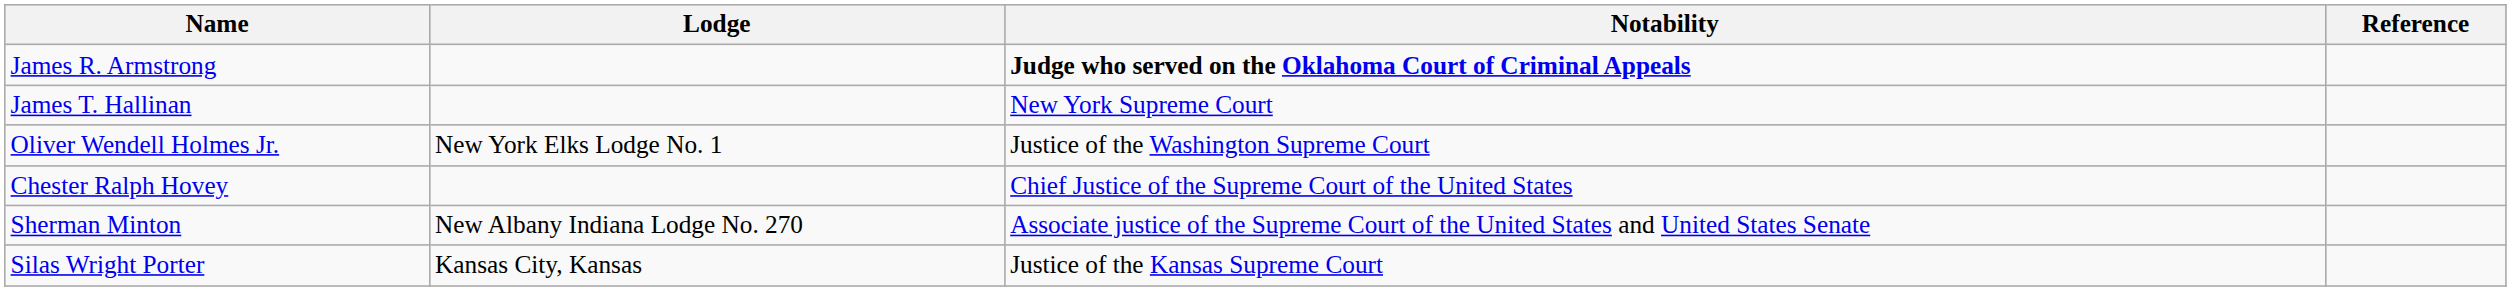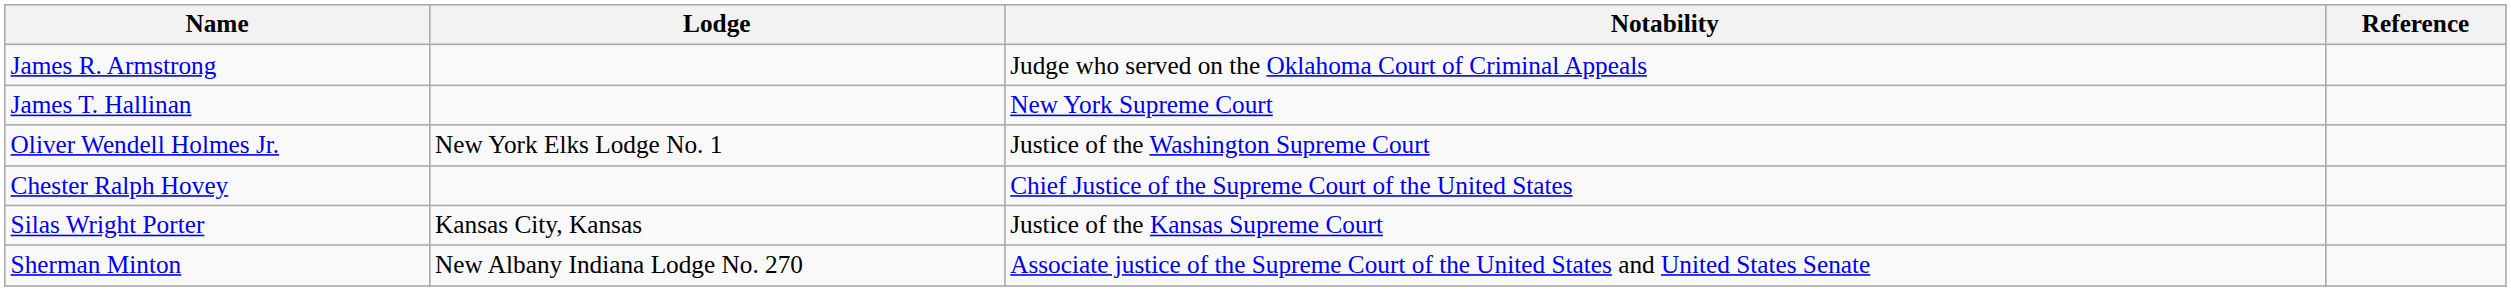(1350, 64) bold -> (1329, 64) normal
rows swapped: (96, 225) <-> (107, 265)
